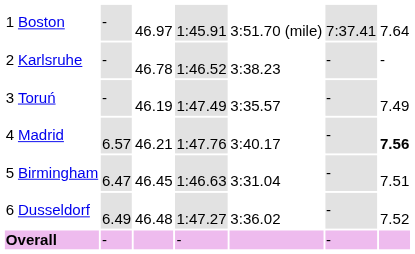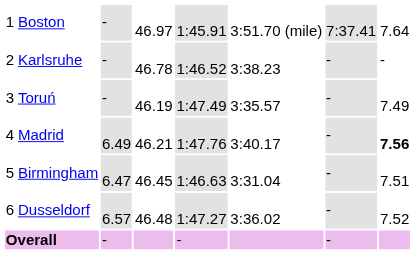(117, 144) 6.57 -> (117, 144) 6.49
(117, 219) 6.49 -> (117, 219) 6.57
